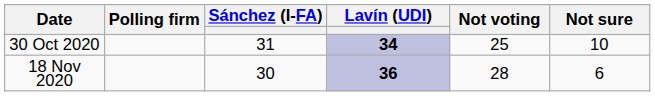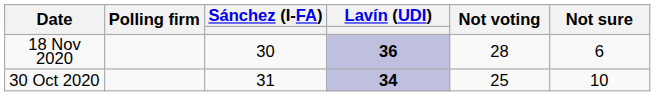rows swapped: (54, 74) <-> (54, 45)
